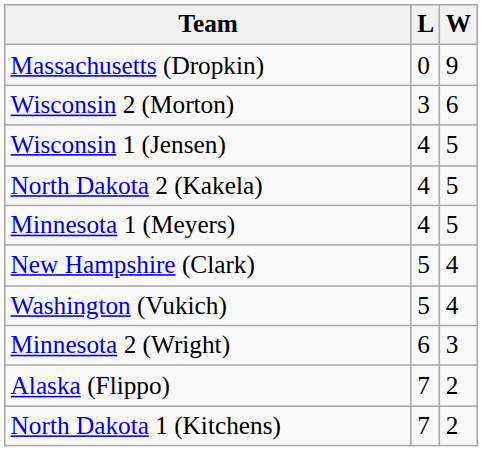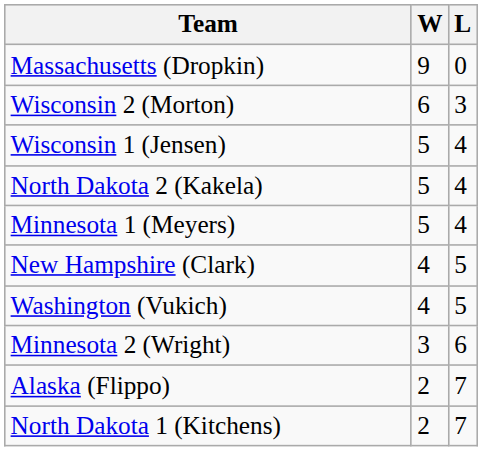columns swapped: (458, 24) <-> (426, 24)
